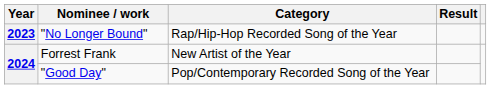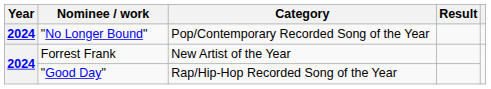(21, 34) 2023 -> (21, 34) 2024
(284, 34) Rap/Hip-Hop Recorded Song of the Year -> (300, 34) Pop/Contemporary Recorded Song of the Year
(300, 73) Pop/Contemporary Recorded Song of the Year -> (284, 73) Rap/Hip-Hop Recorded Song of the Year
